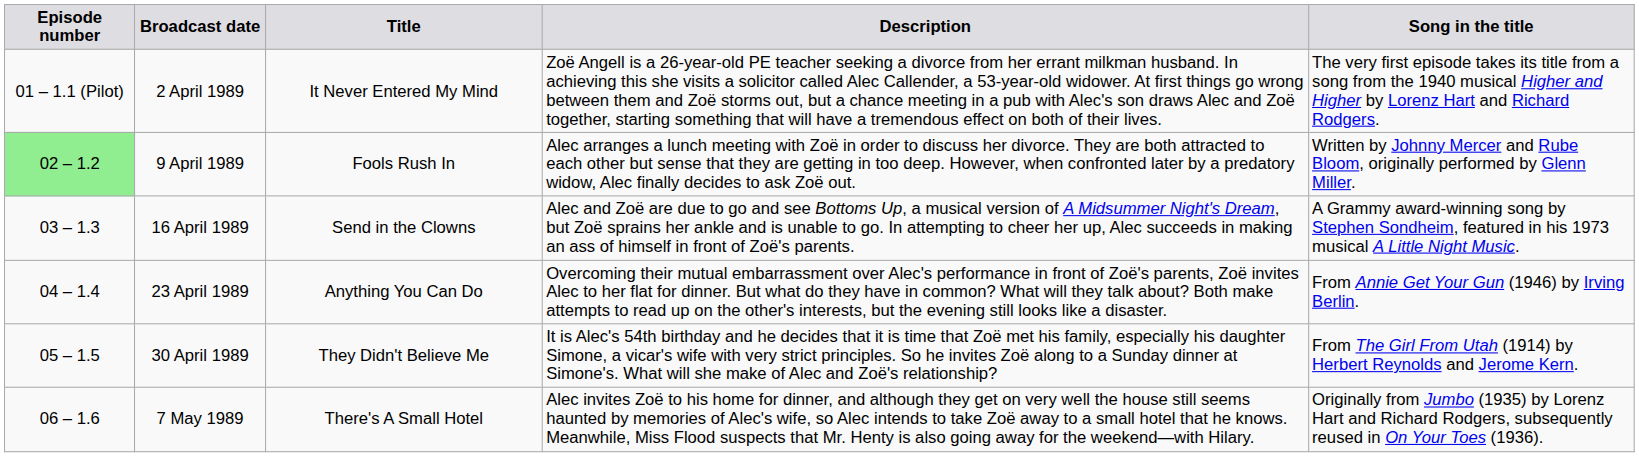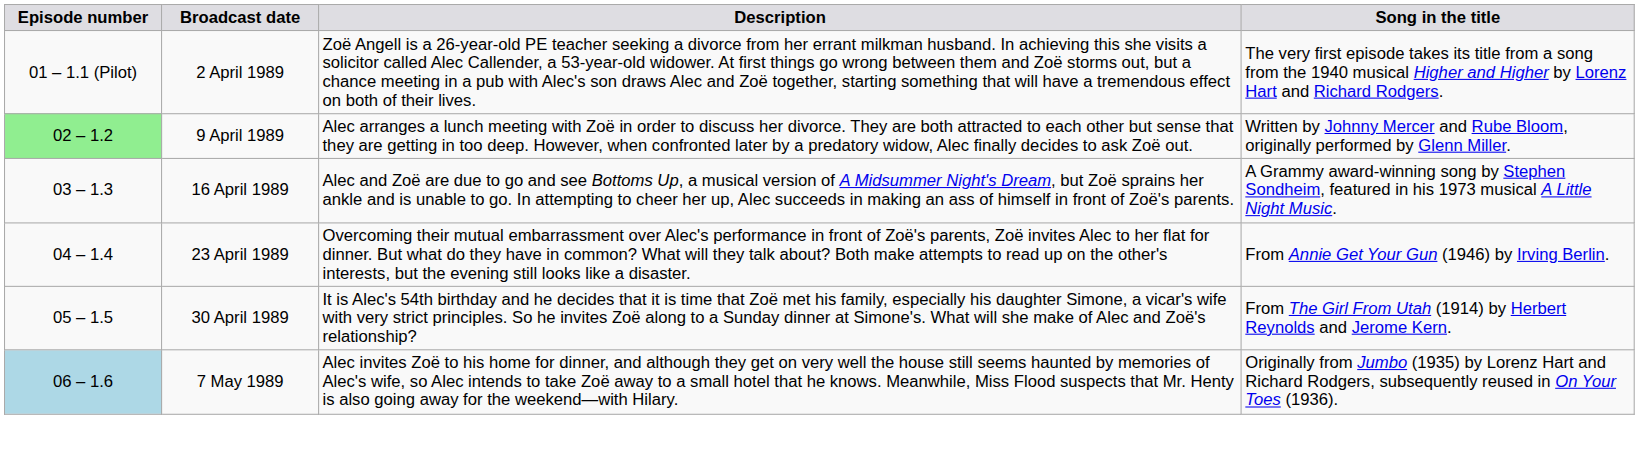- column: (404, 27)
(70, 419) no background -> (83, 381) lightblue background
